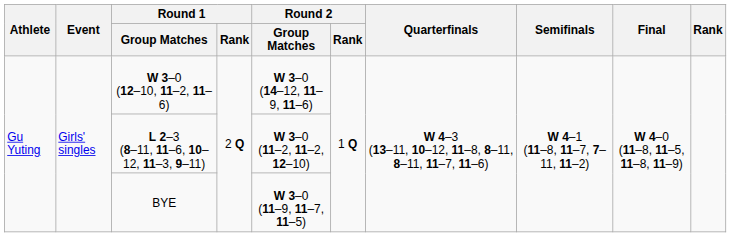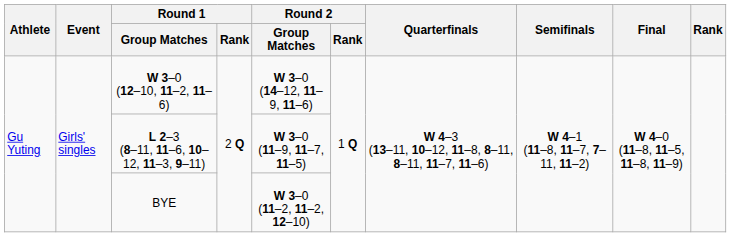(291, 151) W 3–0 (11–2, 11–2, 12–10) -> (291, 151) W 3–0 (11–9, 11–7, 11–5)
(291, 209) W 3–0 (11–9, 11–7, 11–5) -> (291, 209) W 3–0 (11–2, 11–2, 12–10)
